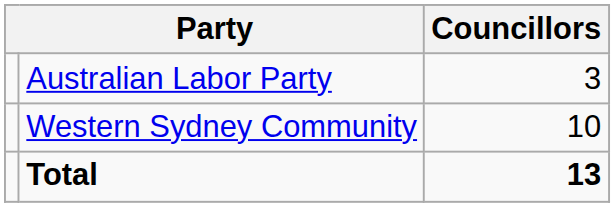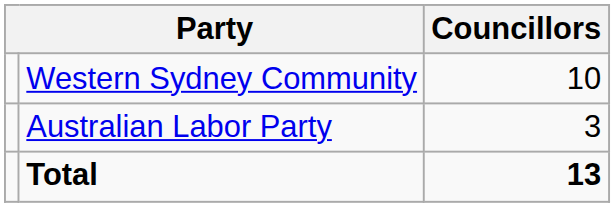rows swapped: (222, 126) <-> (179, 77)
